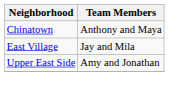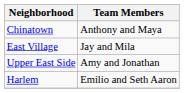+ row: (23, 79)
